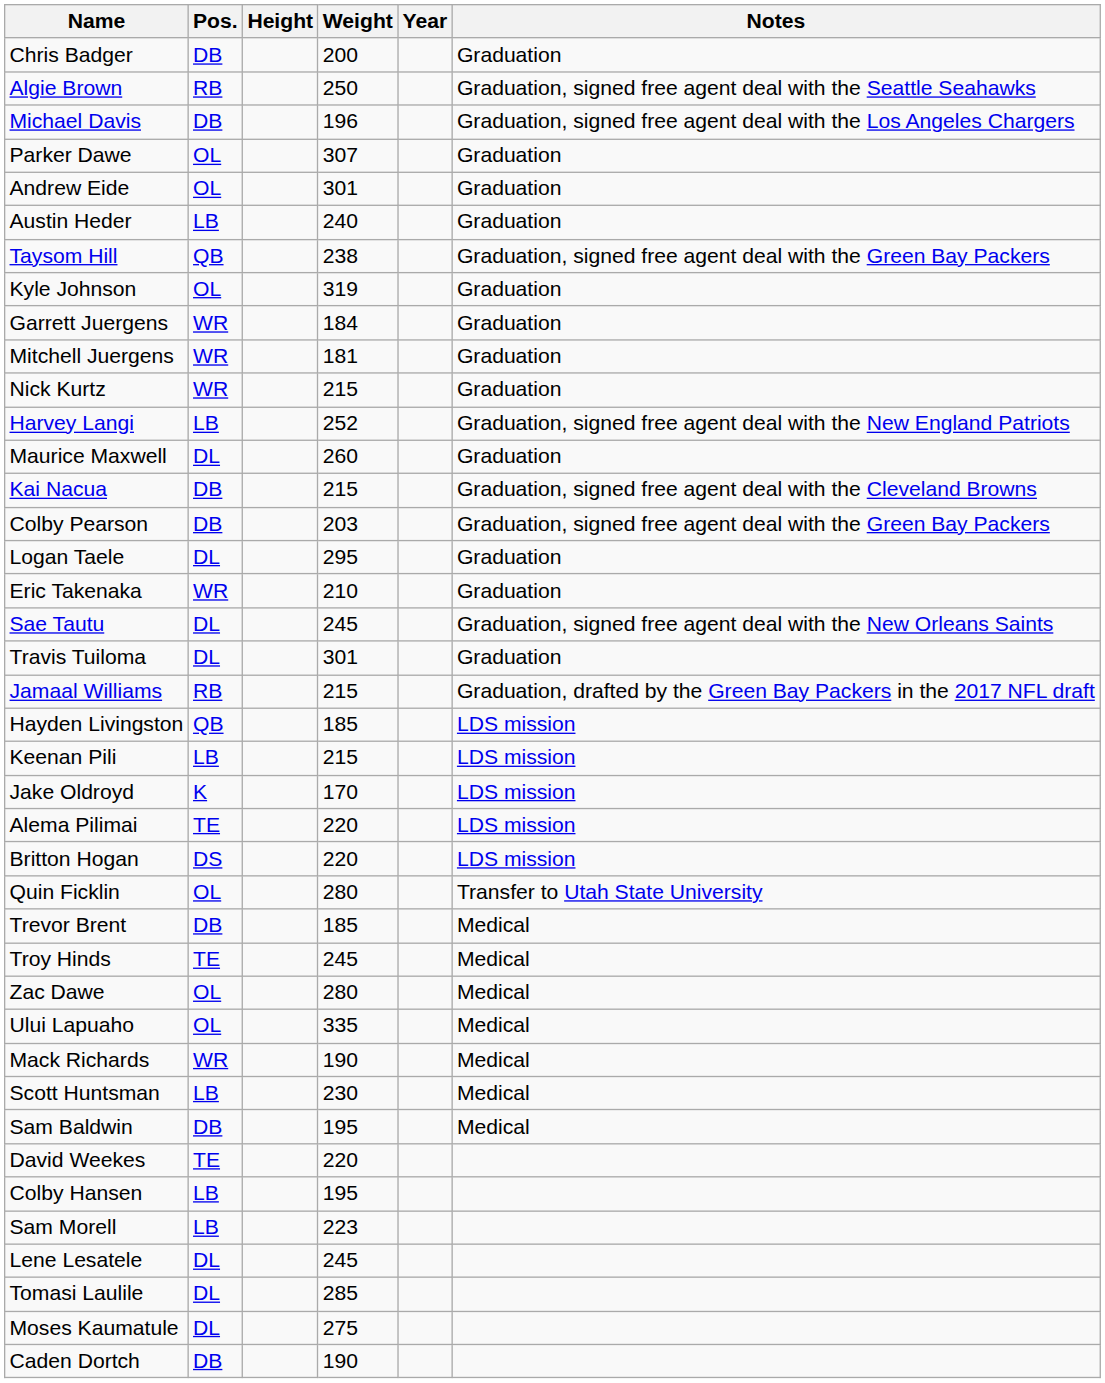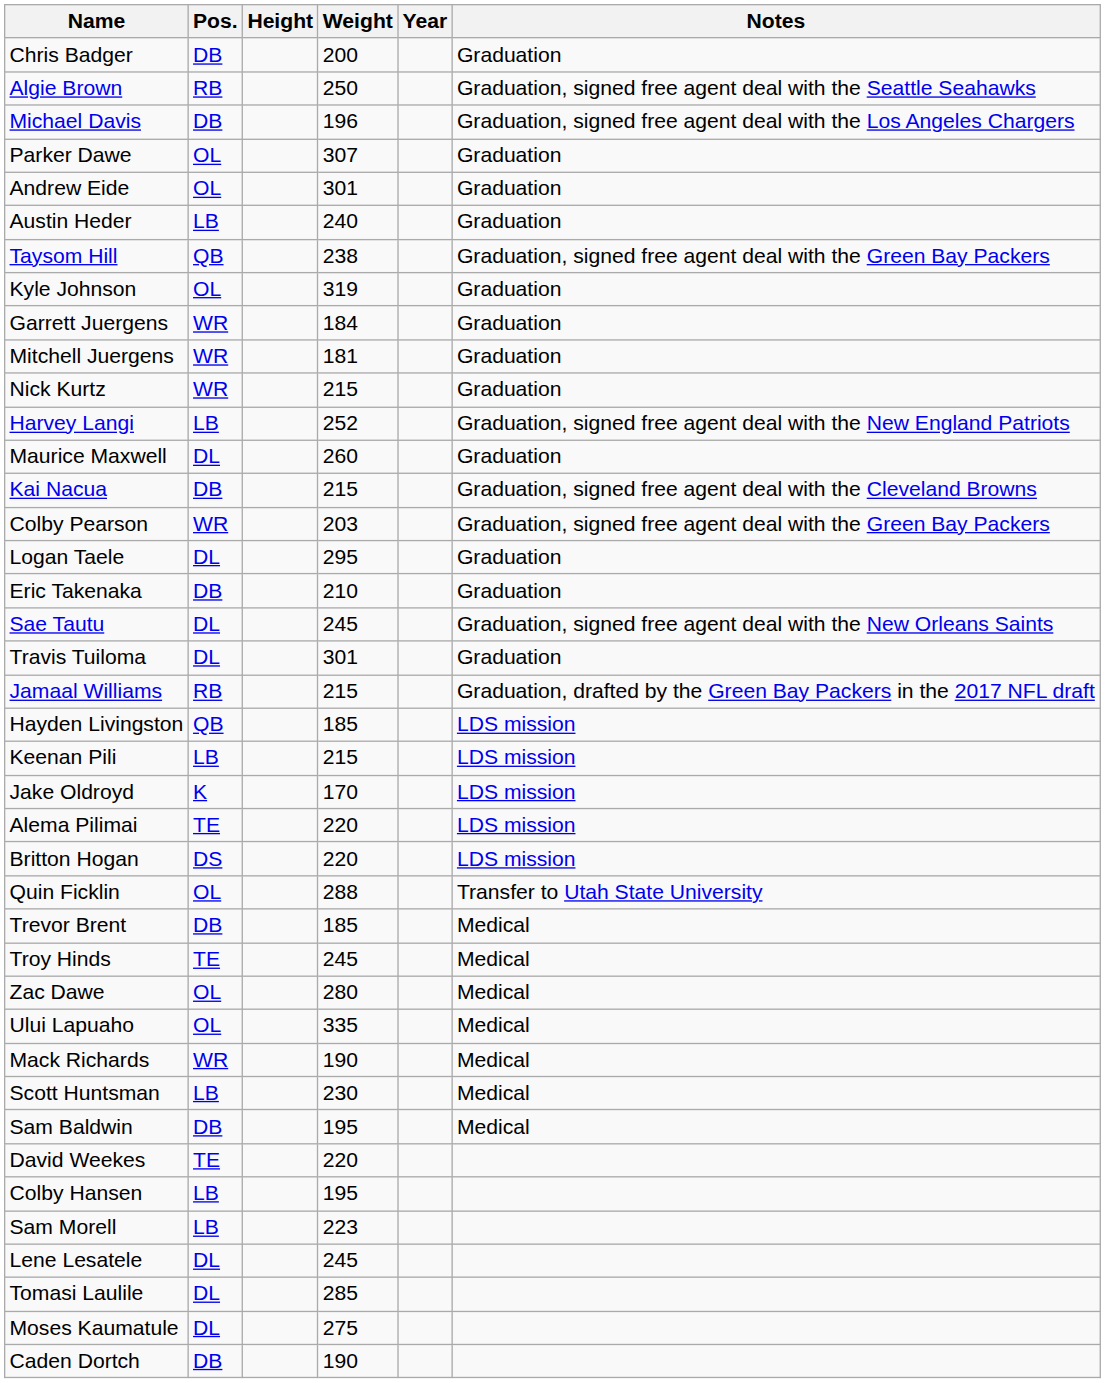(208, 523) DB -> (211, 523) WR
(211, 590) WR -> (208, 590) DB
(340, 892) 280 -> (340, 892) 288
